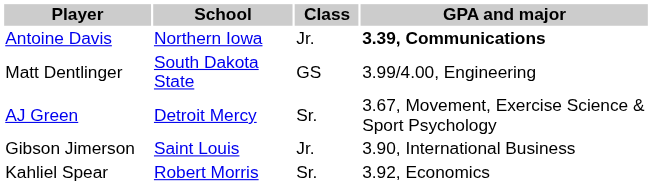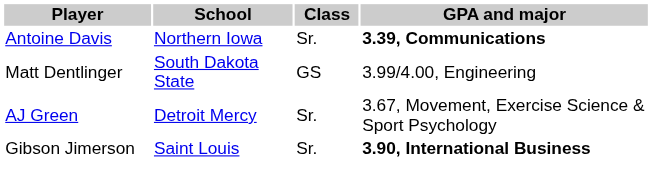(305, 38) Jr. -> (307, 38) Sr.
(305, 148) Jr. -> (307, 148) Sr.
(469, 148) normal -> (476, 148) bold
- row: (57, 172)
